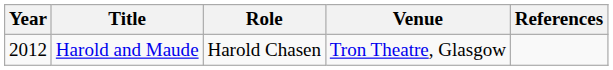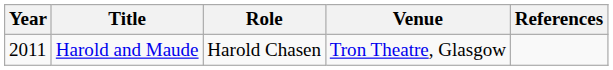(28, 49) 2012 -> (28, 49) 2011
